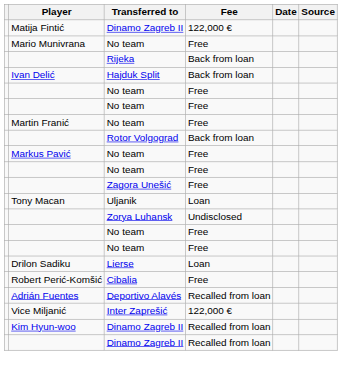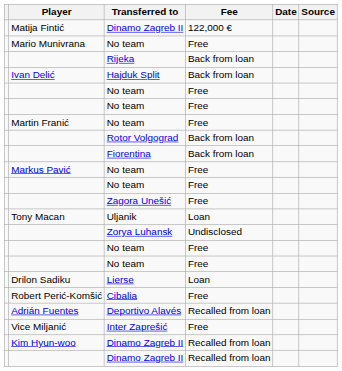+ row: (57, 154)
(210, 311) 122,000 € -> (198, 327) Free
